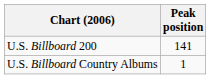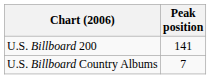(183, 64) 1 -> (183, 64) 7
